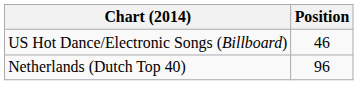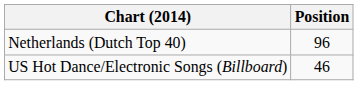rows swapped: (97, 67) <-> (148, 42)
